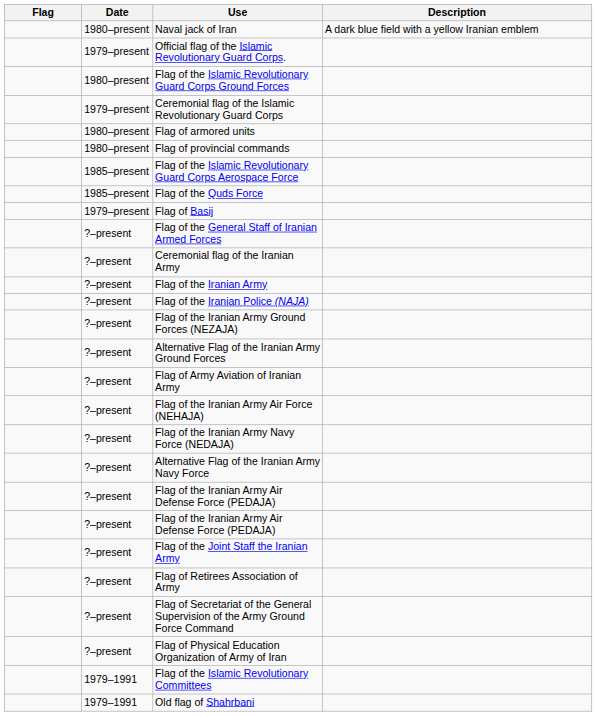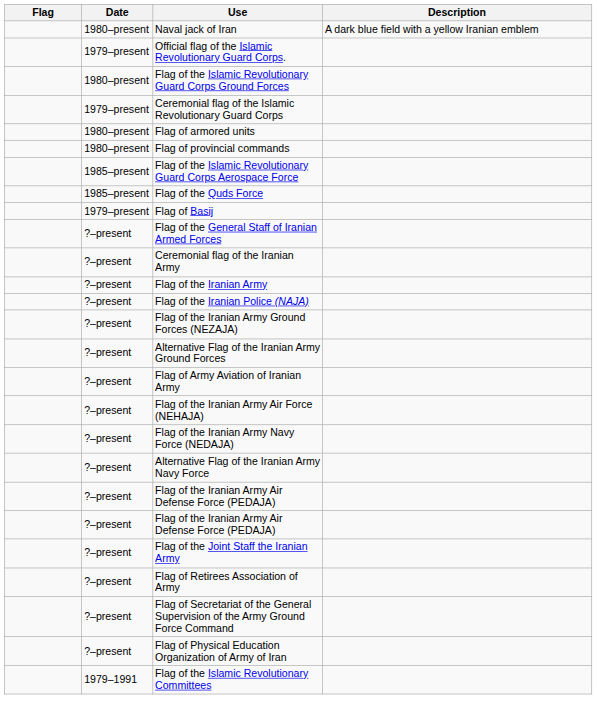- row: (111, 702)
